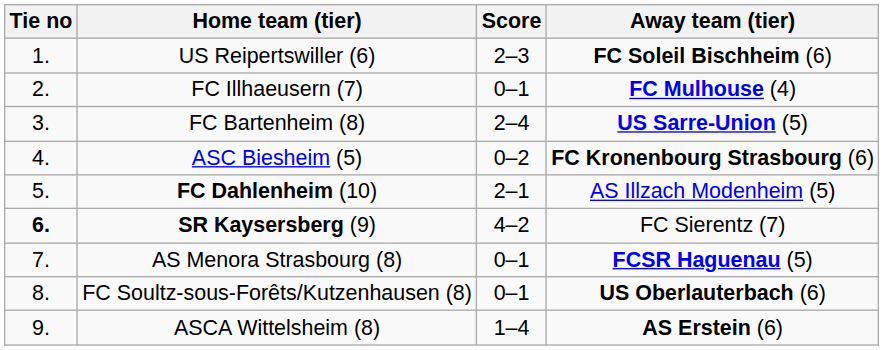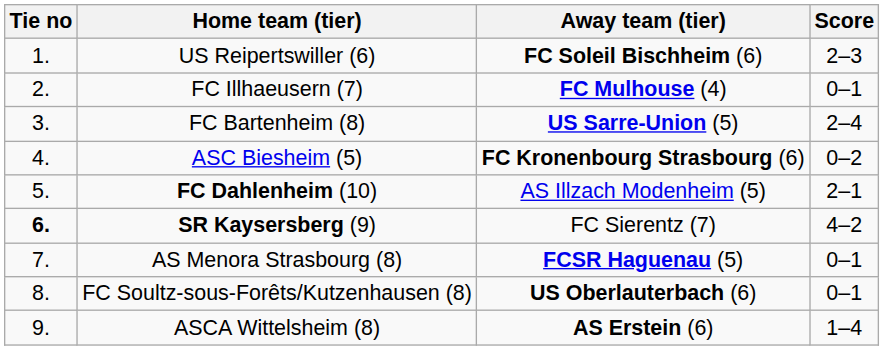columns swapped: (512, 21) <-> (713, 21)
